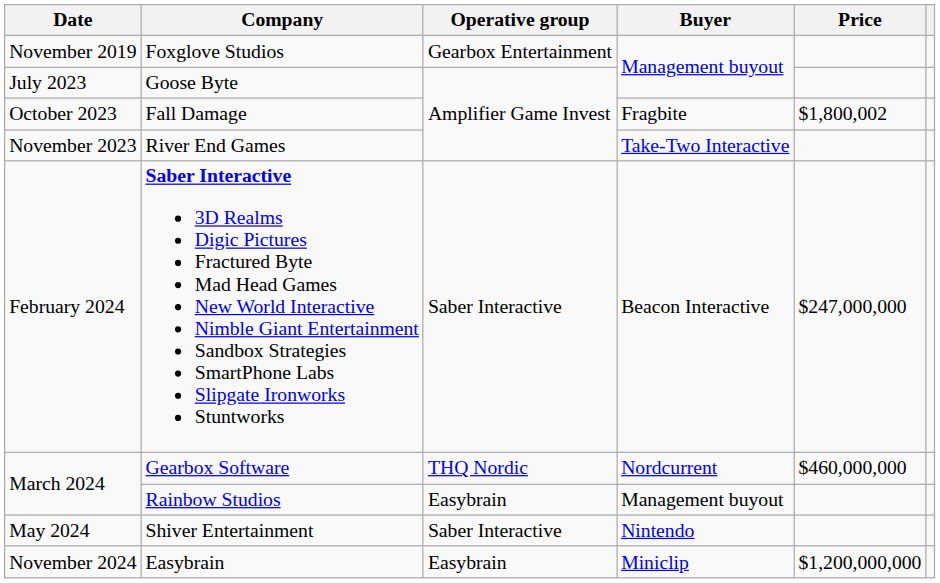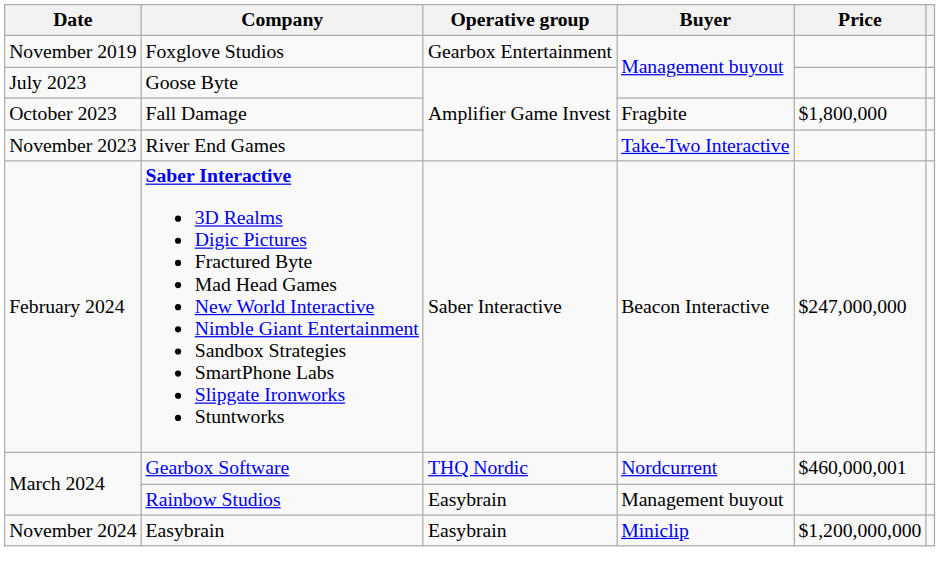(843, 113) $1,800,002 -> (843, 113) $1,800,000
(853, 468) $460,000,000 -> (853, 468) $460,000,001
- row: (229, 530)
